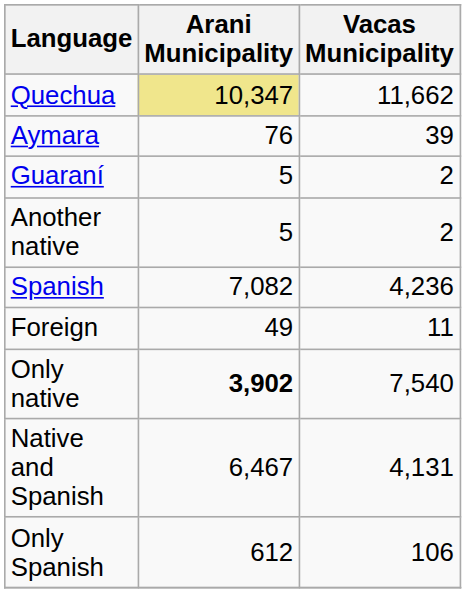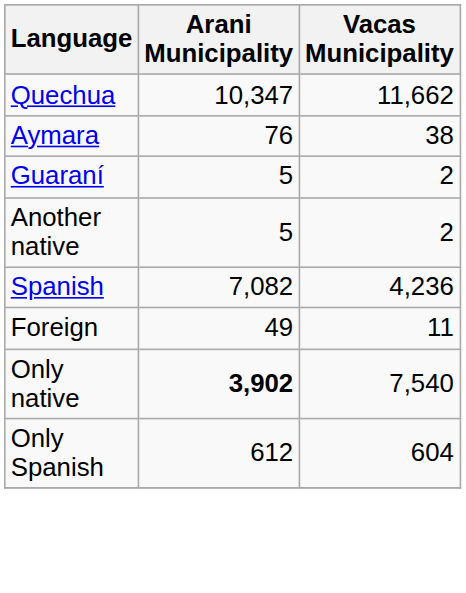(254, 94) khaki background -> (254, 94) no background
(440, 135) 39 -> (440, 135) 38
- row: (57, 467)
(432, 552) 106 -> (432, 453) 604
